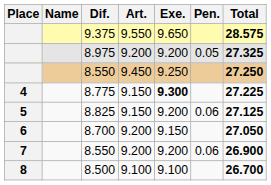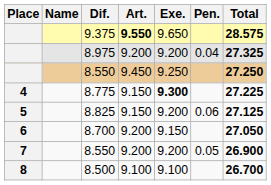(136, 33) normal -> (136, 33) bold
(207, 53) 0.05 -> (207, 53) 0.04
(207, 151) 0.06 -> (207, 151) 0.05
